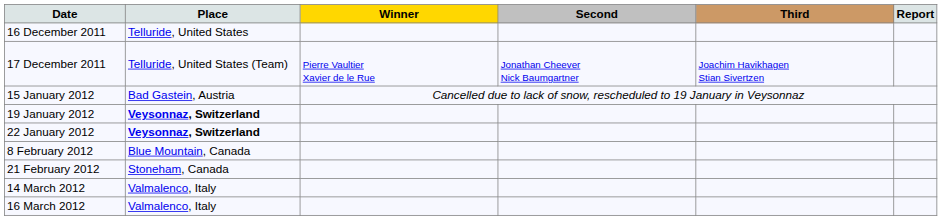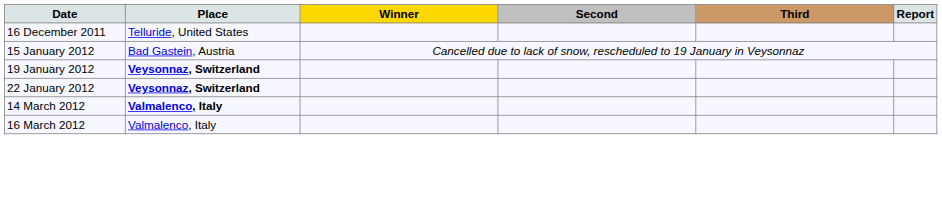- row: (56, 64)
- row: (50, 151)
- row: (53, 169)
(172, 188) normal -> (175, 106) bold
